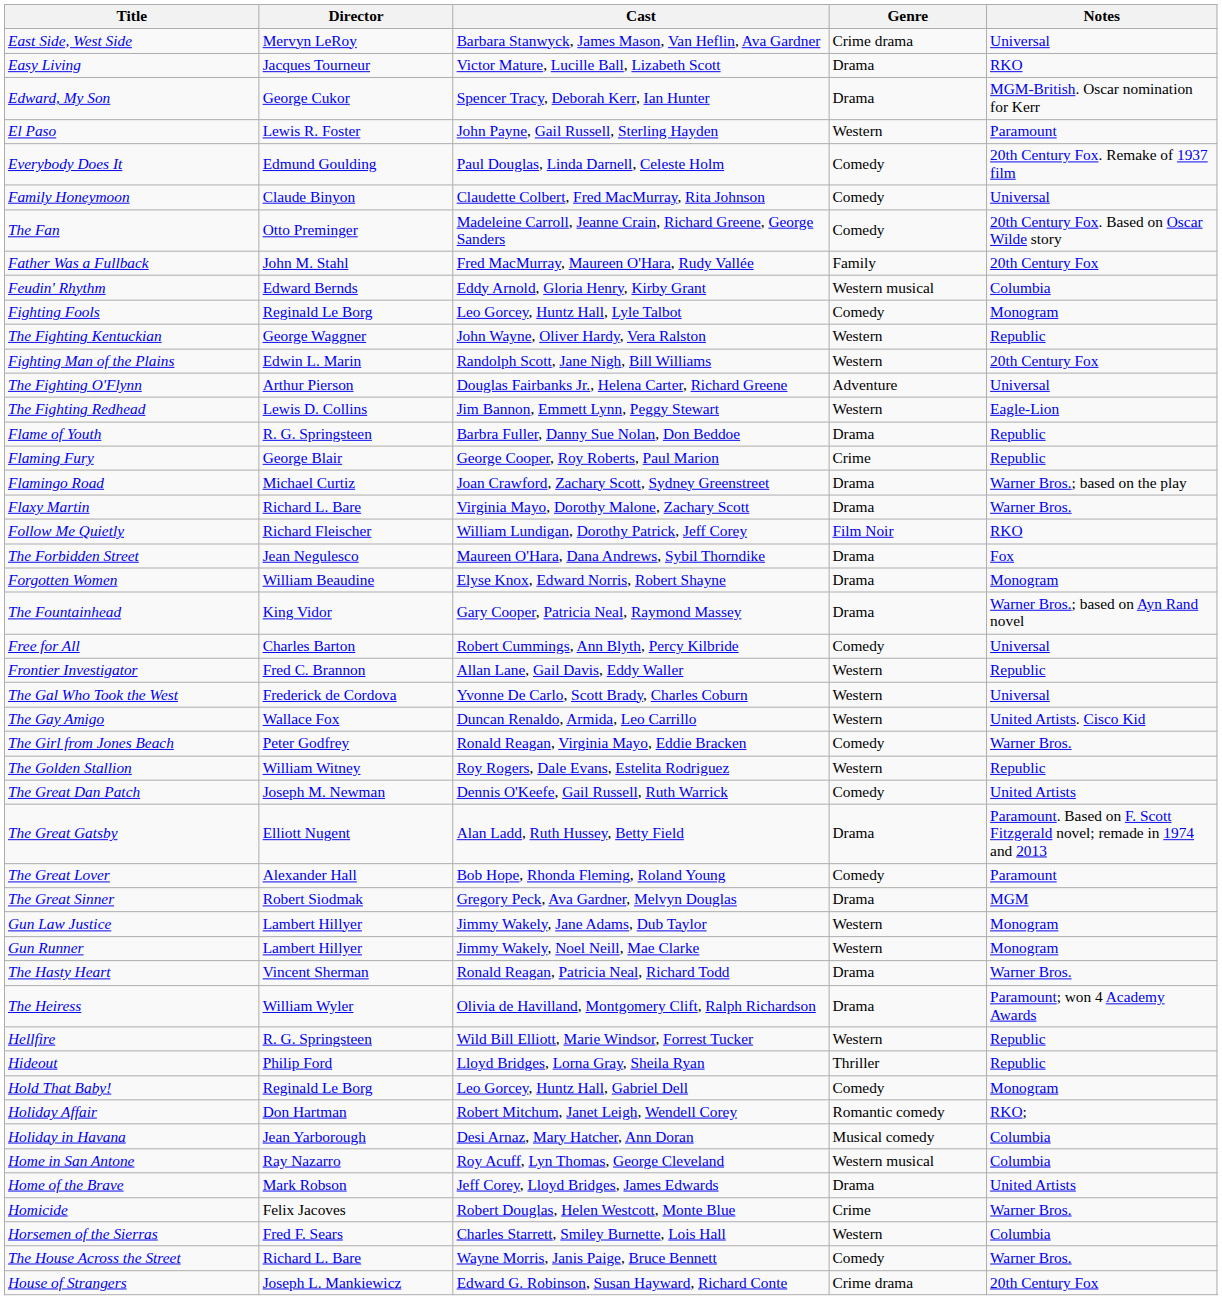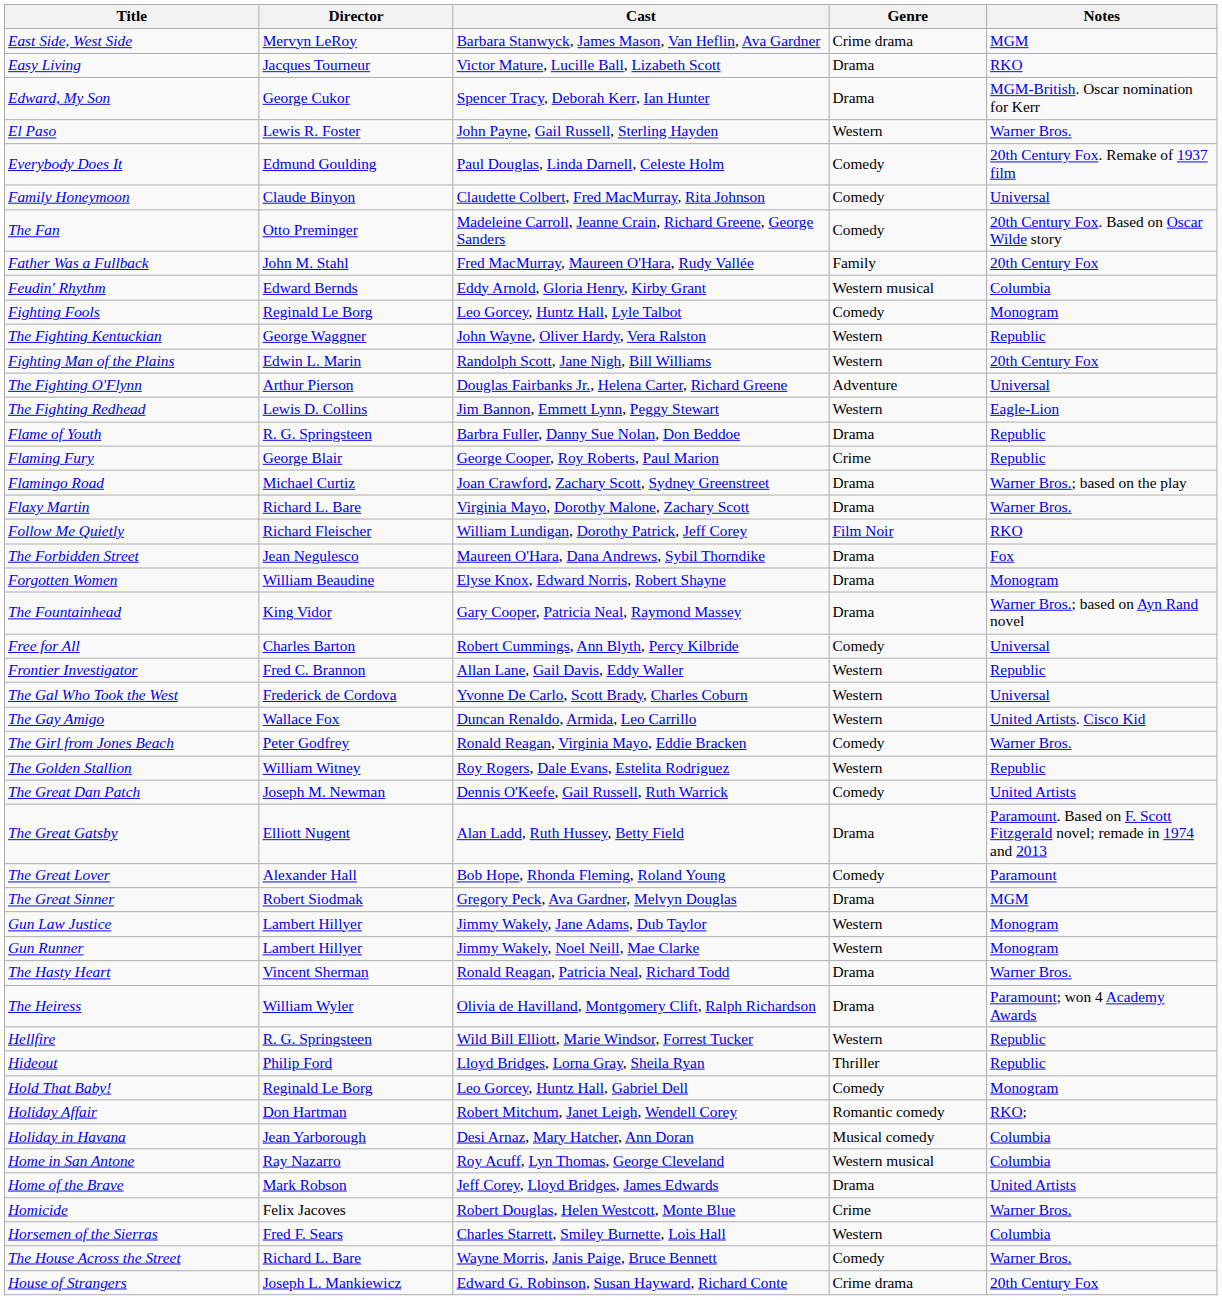(1020, 41) Universal -> (1009, 41) MGM
(1023, 131) Paramount -> (1031, 131) Warner Bros.
